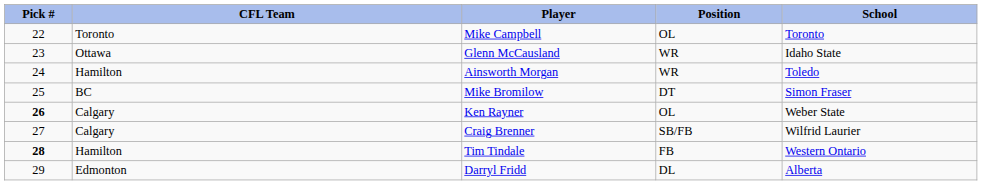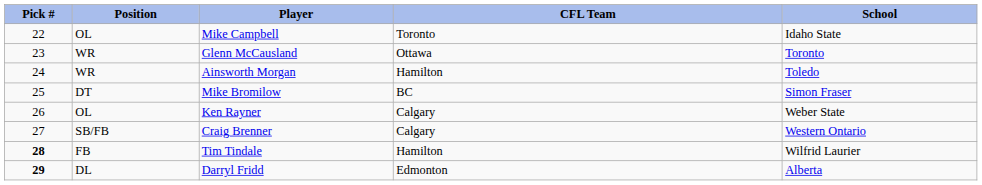columns swapped: (267, 14) <-> (719, 14)
(805, 33) Toronto -> (813, 33) Idaho State
(813, 53) Idaho State -> (805, 53) Toronto
(38, 111) bold -> (38, 111) normal
(823, 131) Wilfrid Laurier -> (826, 131) Western Ontario
(826, 151) Western Ontario -> (823, 151) Wilfrid Laurier
(38, 170) normal -> (38, 170) bold
